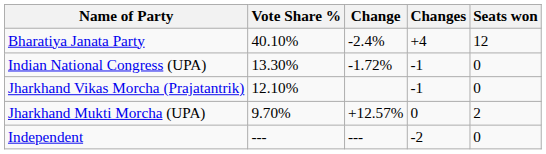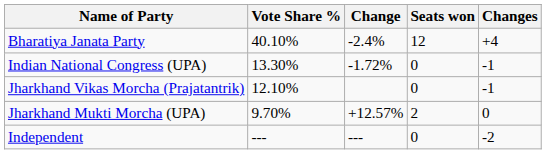columns swapped: (505, 16) <-> (438, 16)
